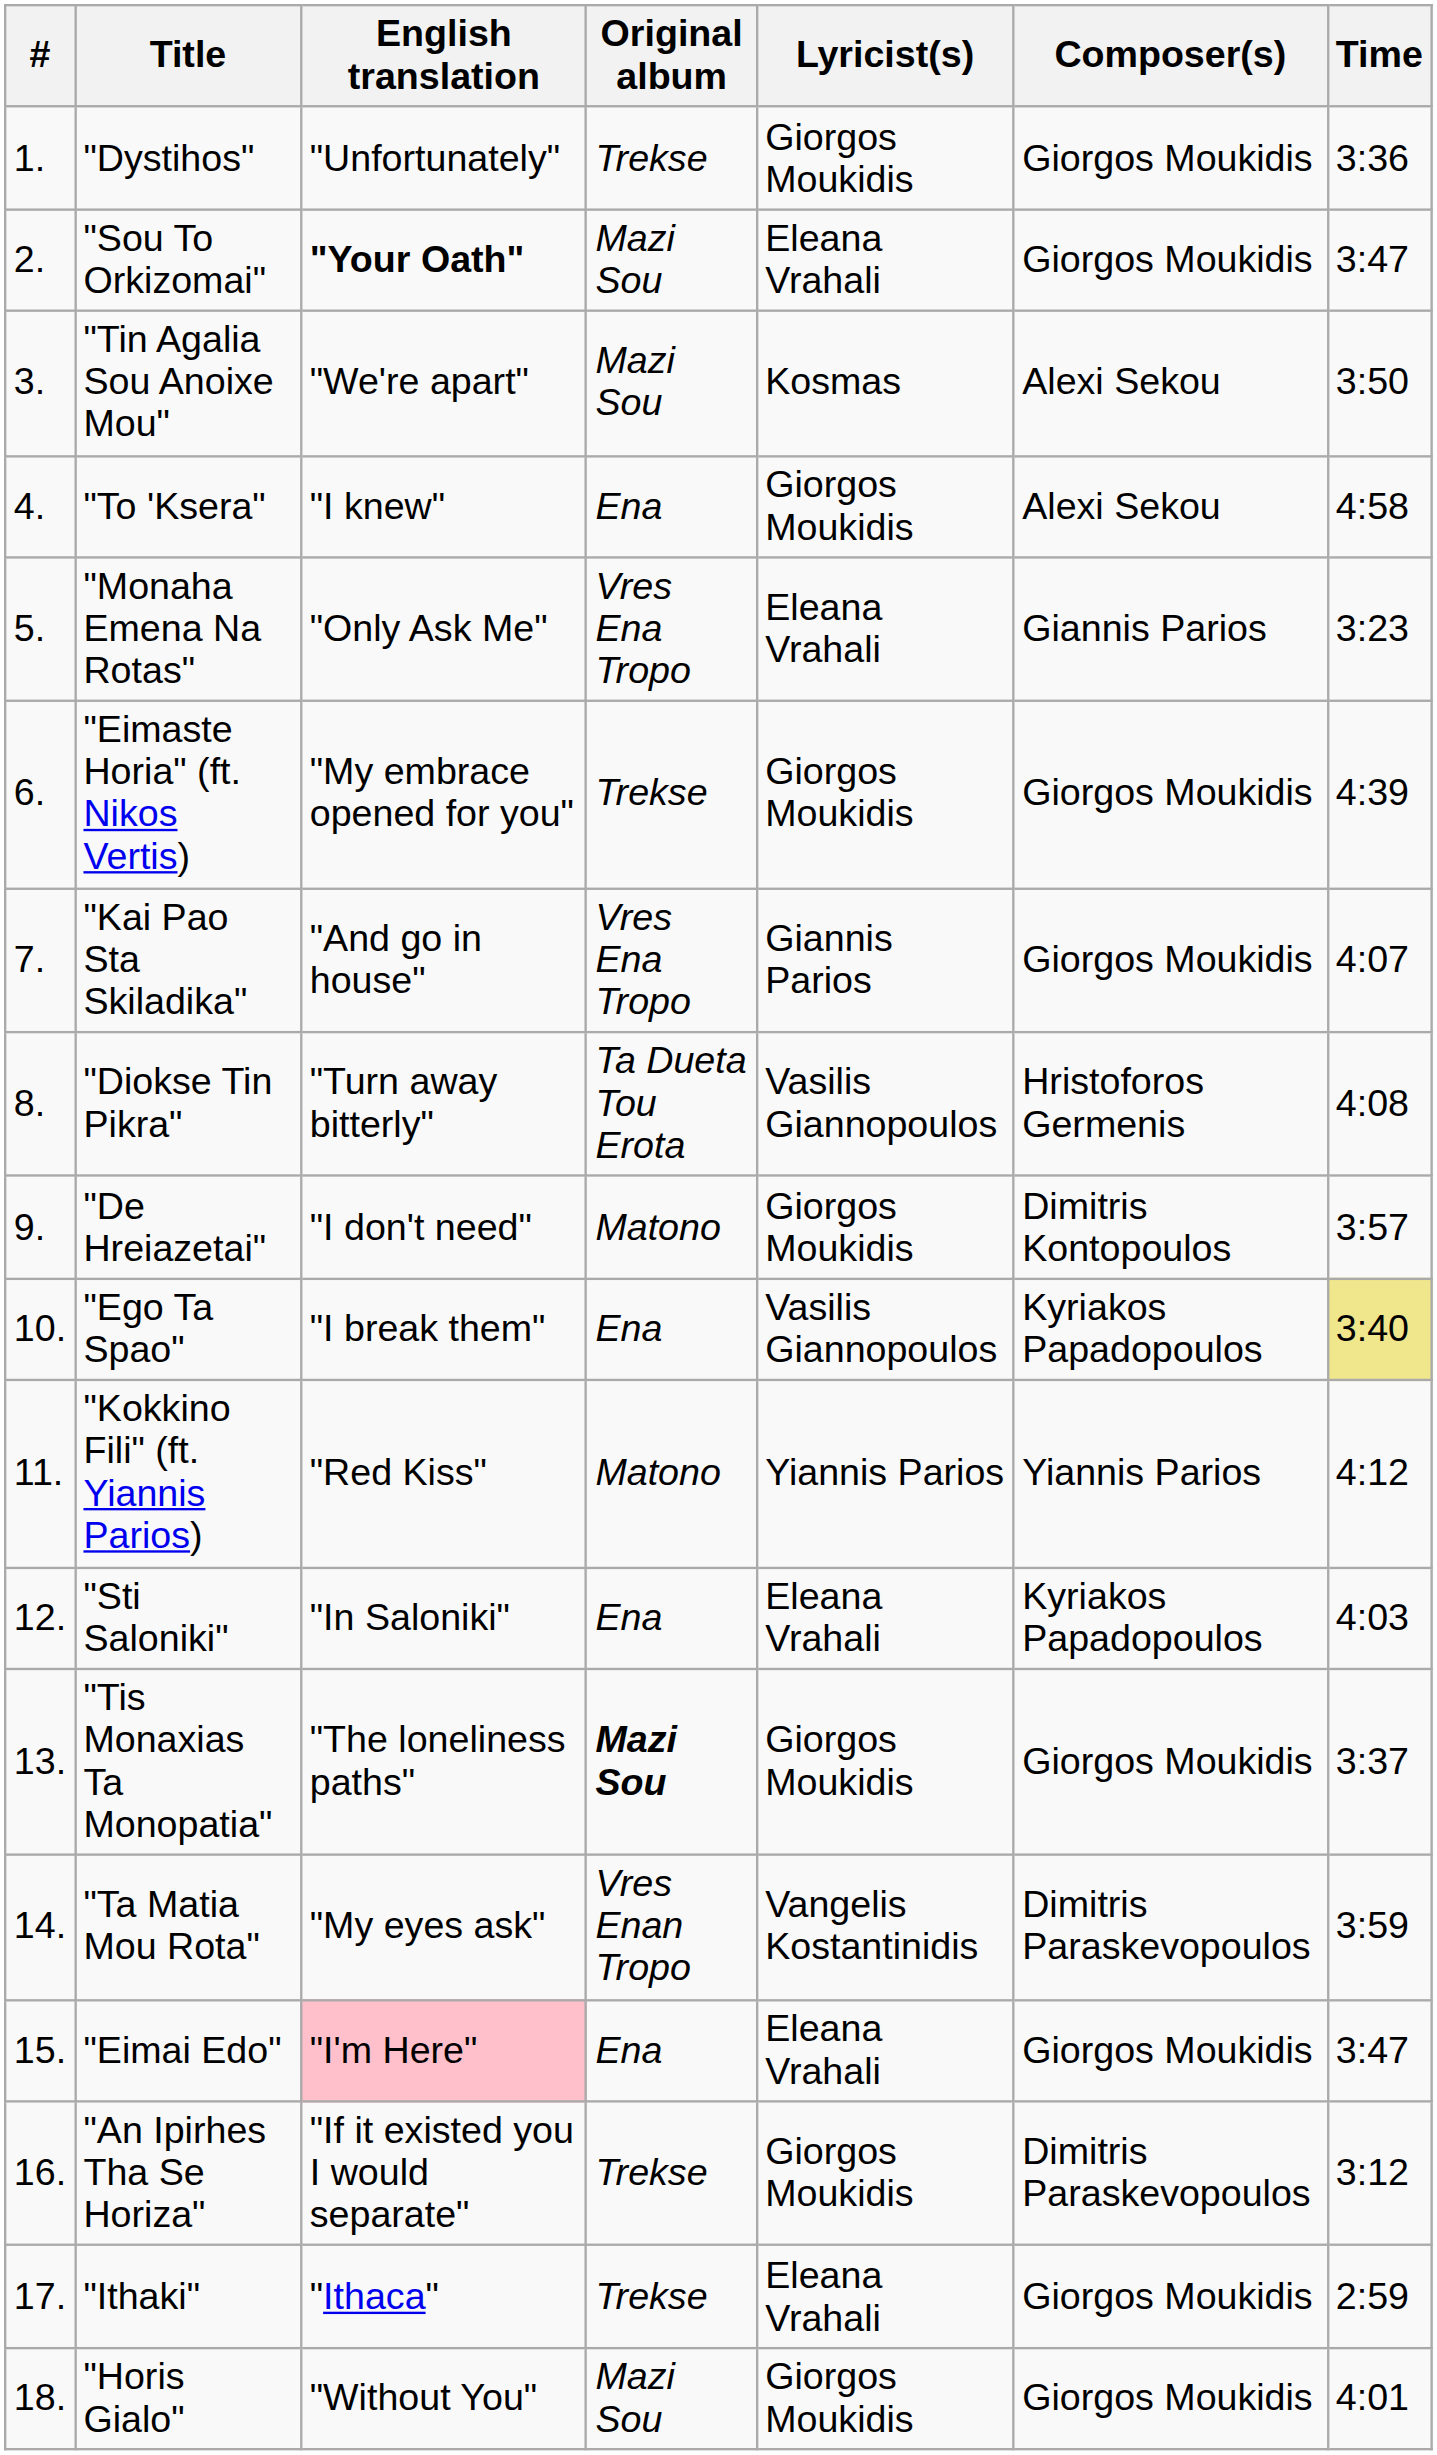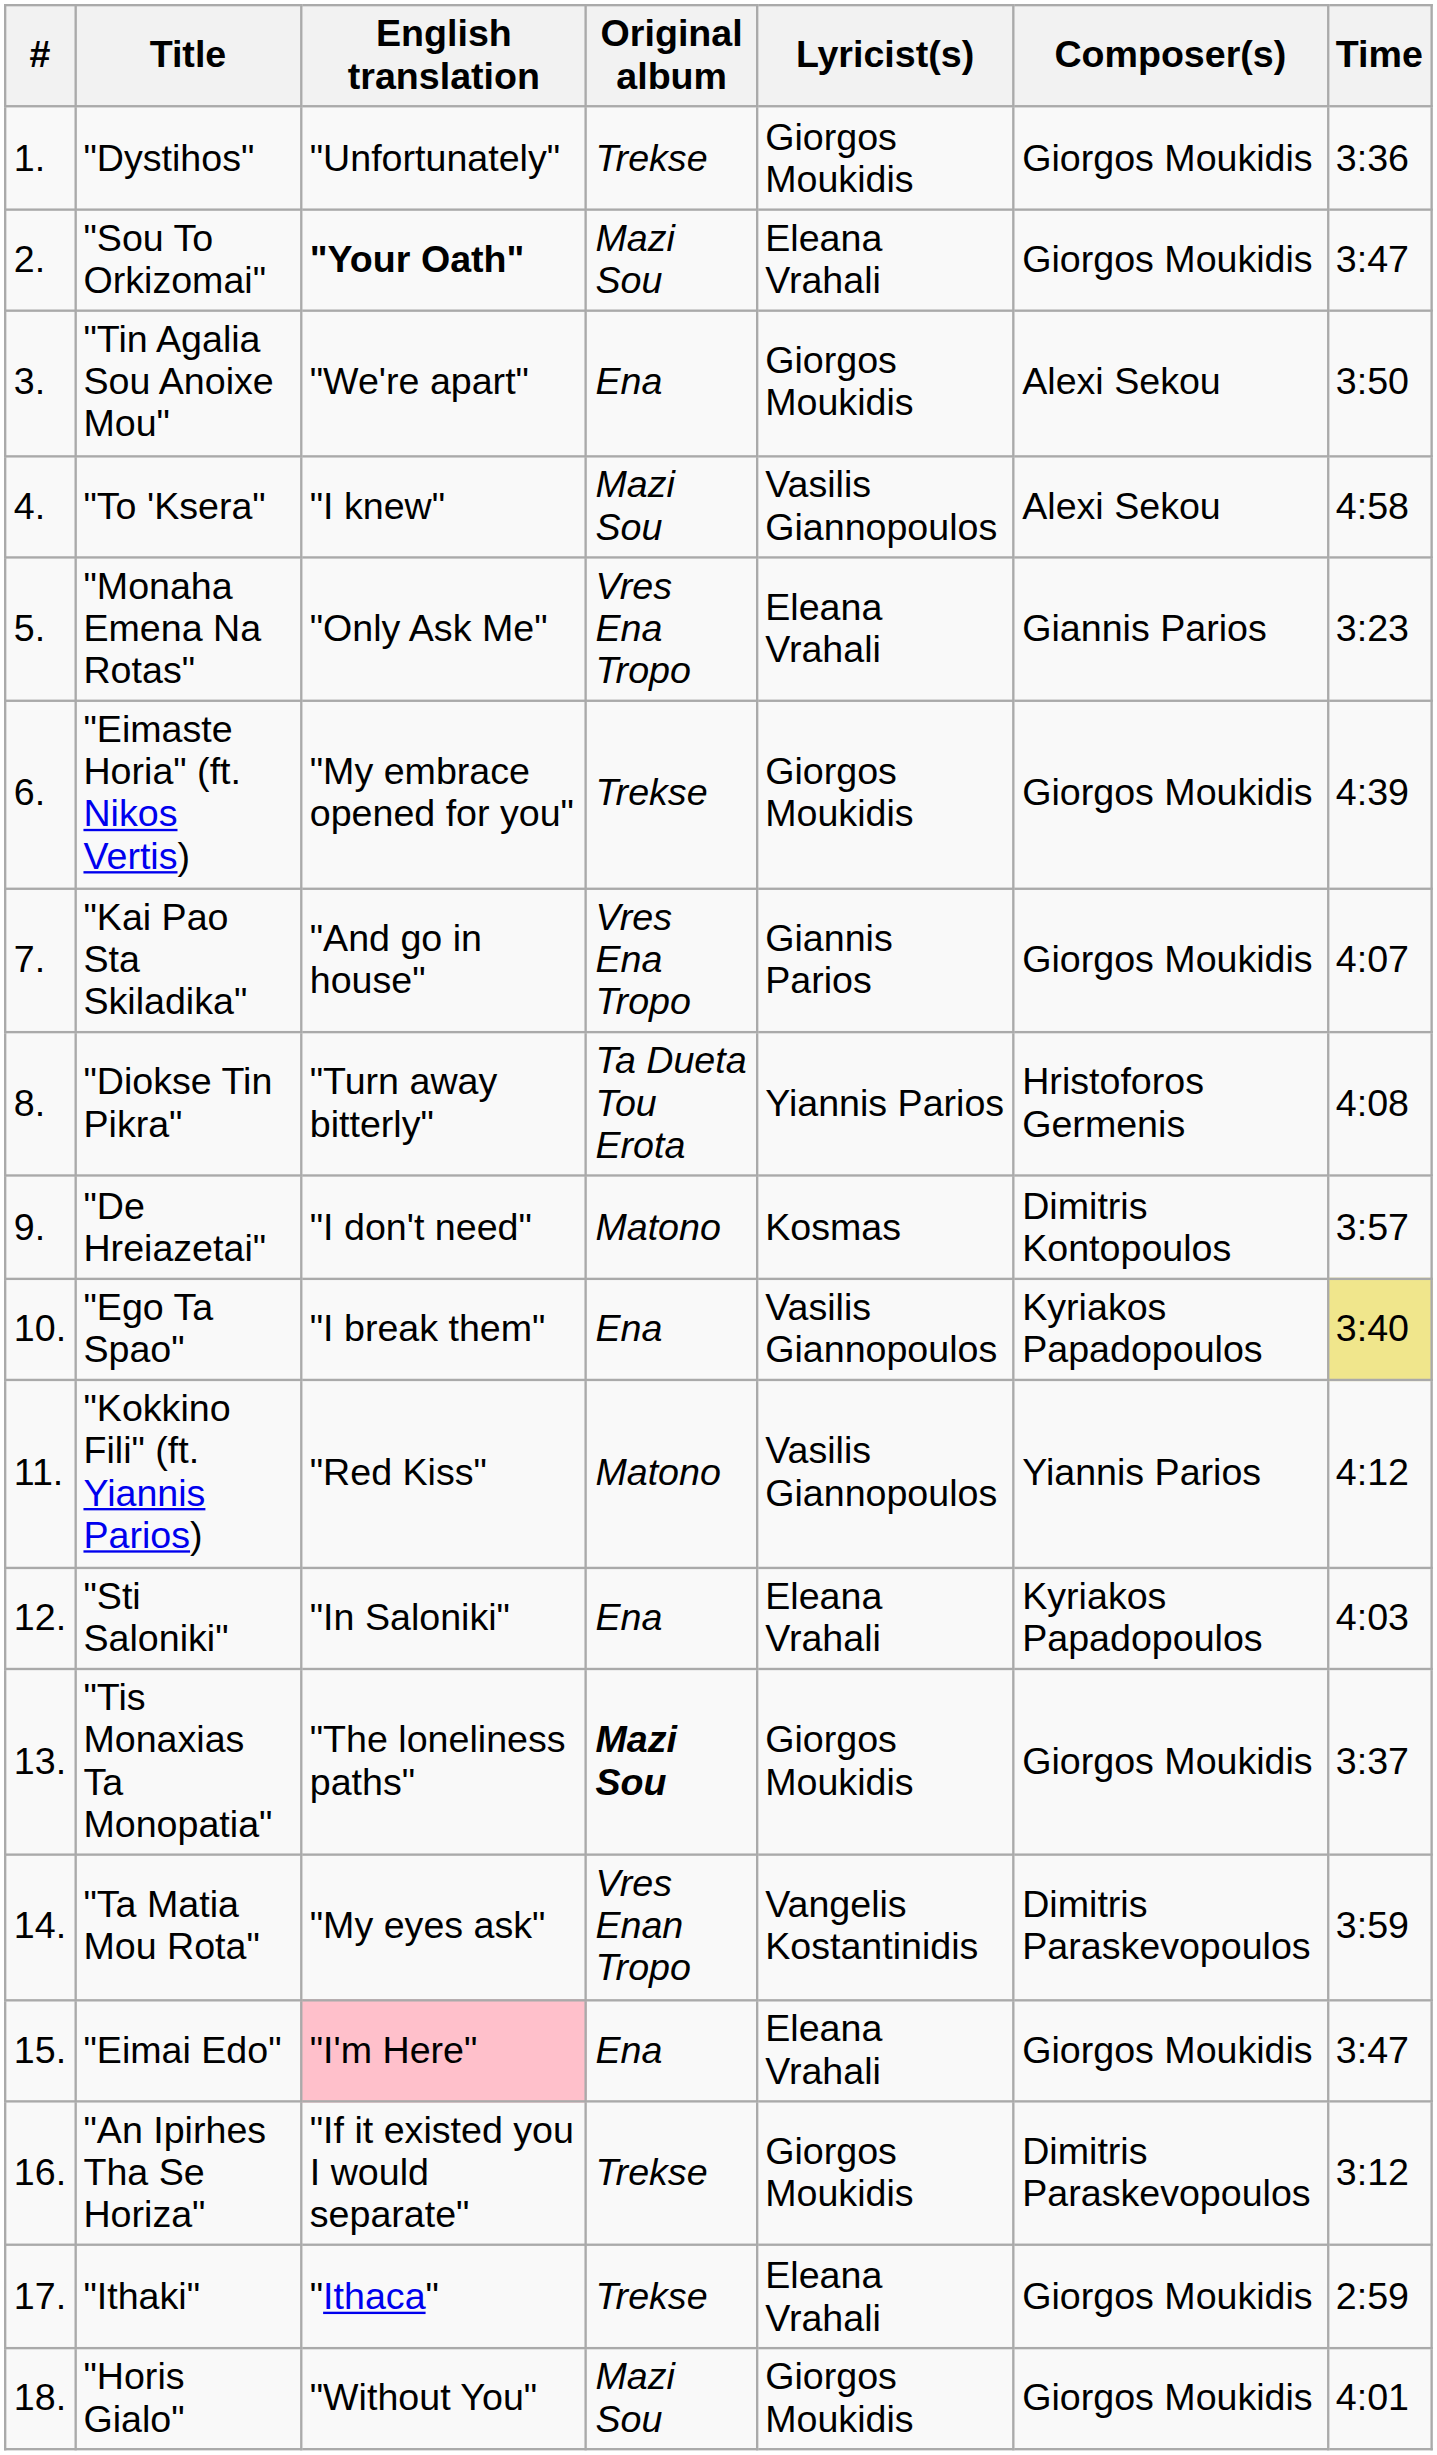(635, 382) Mazi Sou -> (629, 382) Ena
(833, 382) Kosmas -> (839, 382) Giorgos Moukidis
(629, 505) Ena -> (635, 505) Mazi Sou
(839, 505) Giorgos Moukidis -> (881, 505) Vasilis Giannopoulos
(881, 1103) Vasilis Giannopoulos -> (885, 1103) Yiannis Parios
(839, 1226) Giorgos Moukidis -> (833, 1226) Kosmas
(885, 1472) Yiannis Parios -> (881, 1472) Vasilis Giannopoulos
